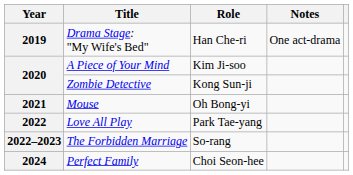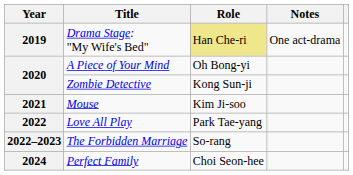(220, 39) no background -> (220, 39) khaki background
(219, 65) Kim Ji-soo -> (221, 65) Oh Bong-yi
(221, 103) Oh Bong-yi -> (219, 103) Kim Ji-soo
